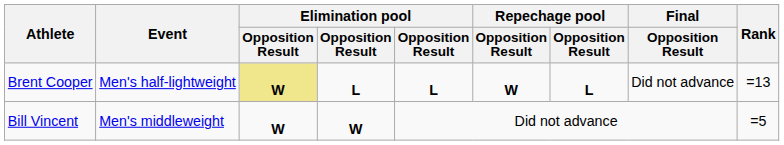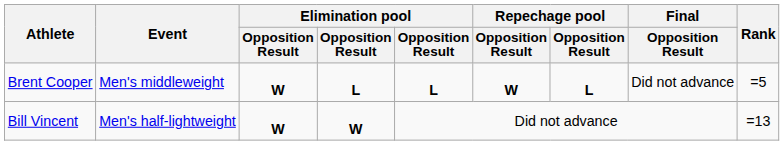(168, 83) Men's half-lightweight -> (162, 83) Men's middleweight
(278, 91) khaki background -> (278, 91) no background
(758, 83) =13 -> (758, 83) =5
(162, 121) Men's middleweight -> (168, 121) Men's half-lightweight
(758, 121) =5 -> (758, 121) =13
